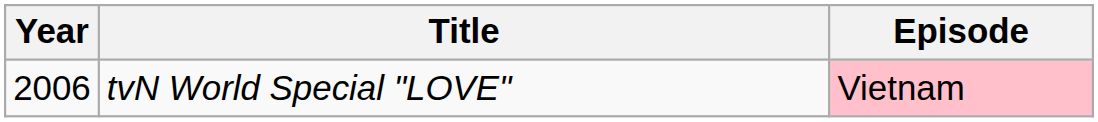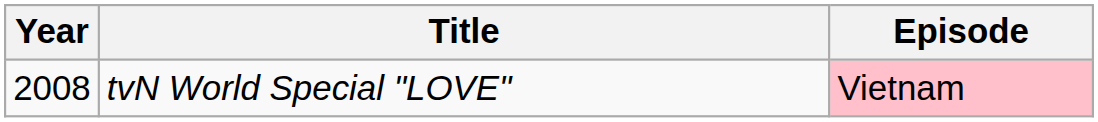(52, 87) 2006 -> (52, 87) 2008
